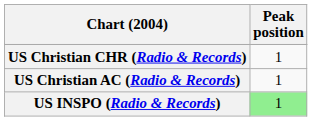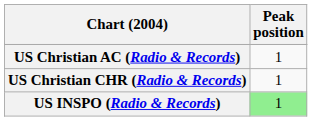rows swapped: (127, 80) <-> (127, 56)
